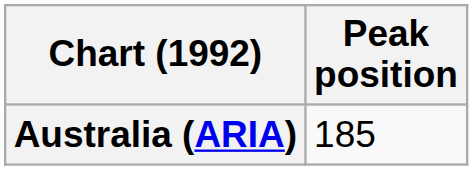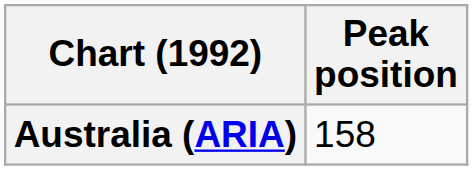(345, 134) 185 -> (345, 134) 158
